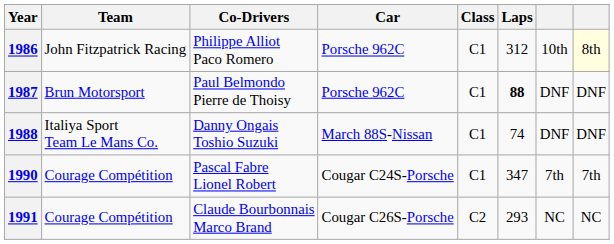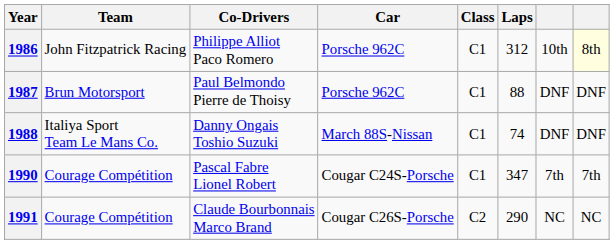(517, 92) bold -> (517, 92) normal
(517, 218) 293 -> (517, 218) 290
